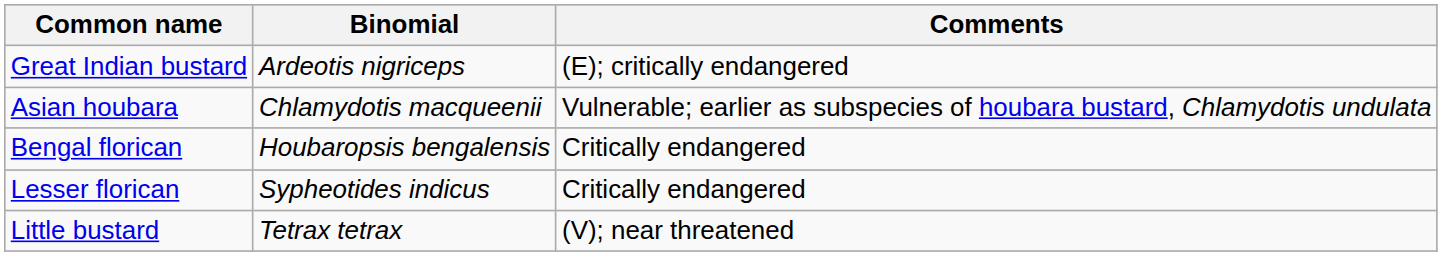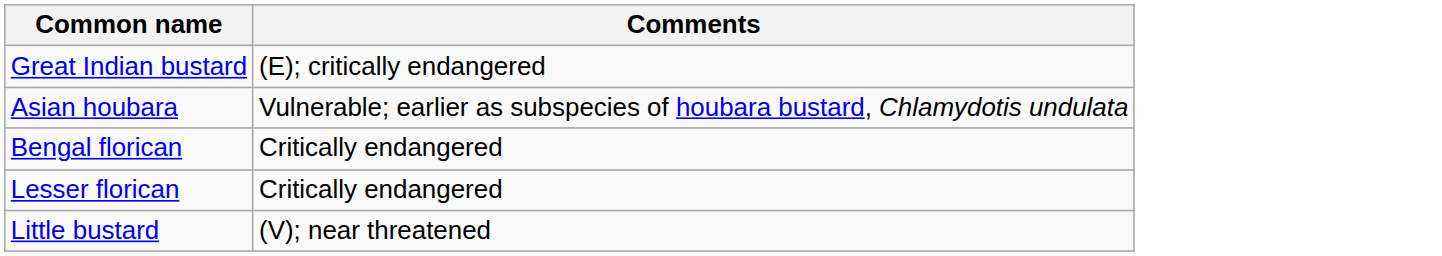- column: (405, 25)
